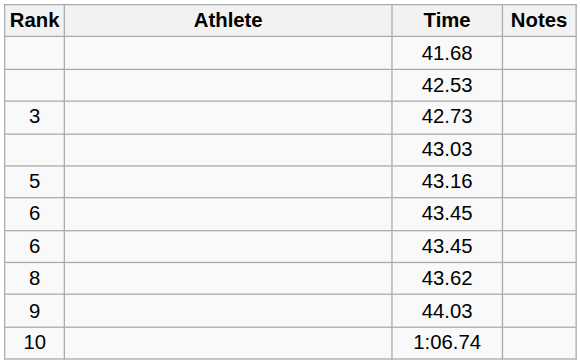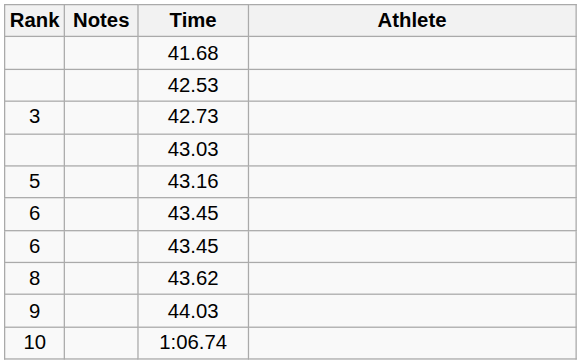columns swapped: (228, 20) <-> (539, 20)
